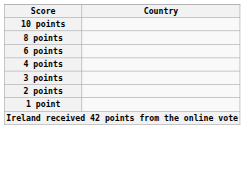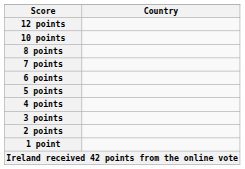+ row: (43, 24)
+ row: (43, 64)
+ row: (43, 91)
